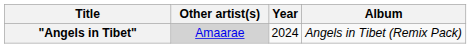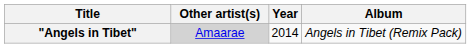(285, 33) 2024 -> (285, 33) 2014
